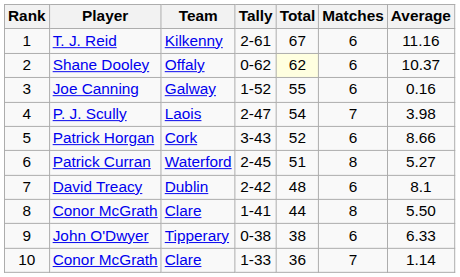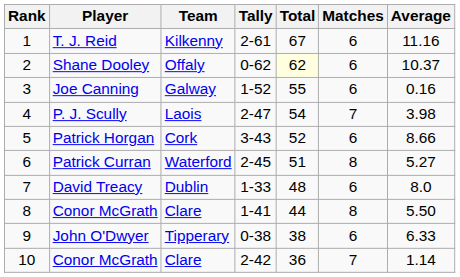(256, 187) 2-42 -> (256, 187) 1-33
(421, 187) 8.1 -> (421, 187) 8.0
(256, 260) 1-33 -> (256, 260) 2-42
